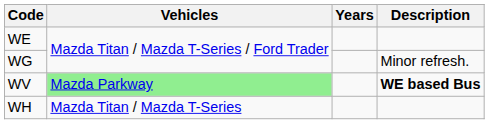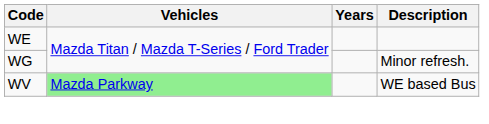(430, 84) bold -> (428, 84) normal
- row: (20, 107)
